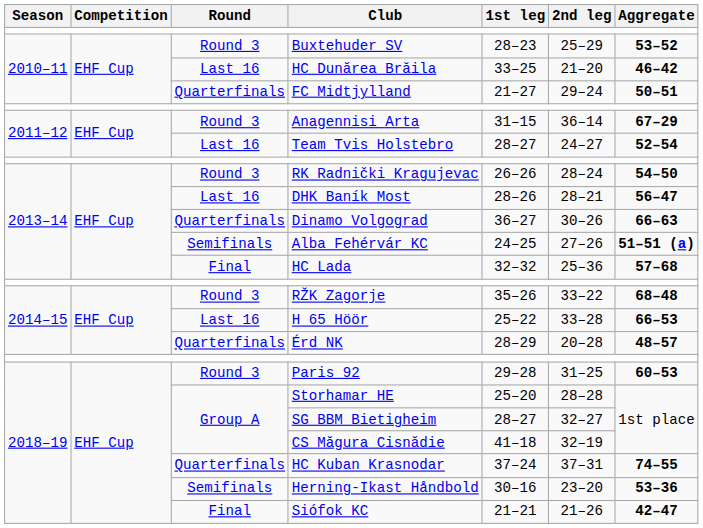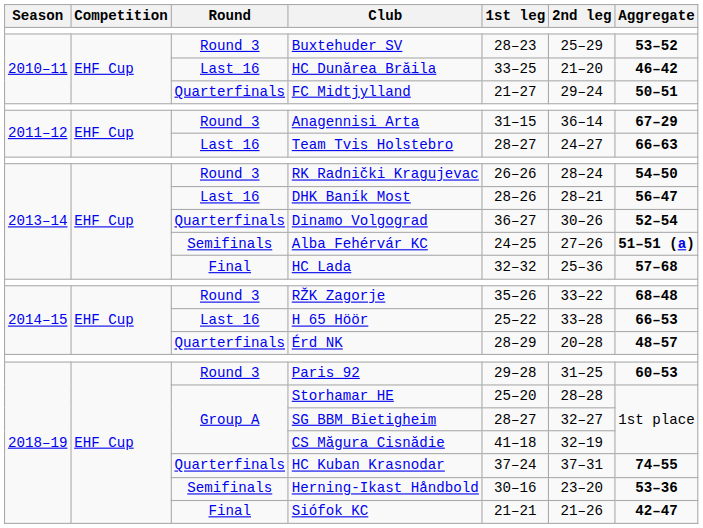(656, 145) 52–54 -> (656, 145) 66–63
(656, 221) 66–63 -> (656, 221) 52–54
